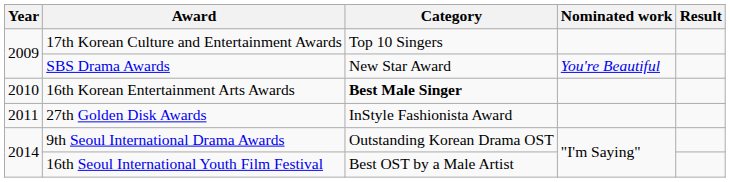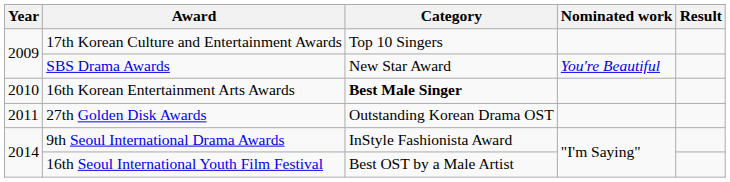(431, 115) InStyle Fashionista Award -> (451, 115) Outstanding Korean Drama OST
(451, 139) Outstanding Korean Drama OST -> (431, 139) InStyle Fashionista Award
